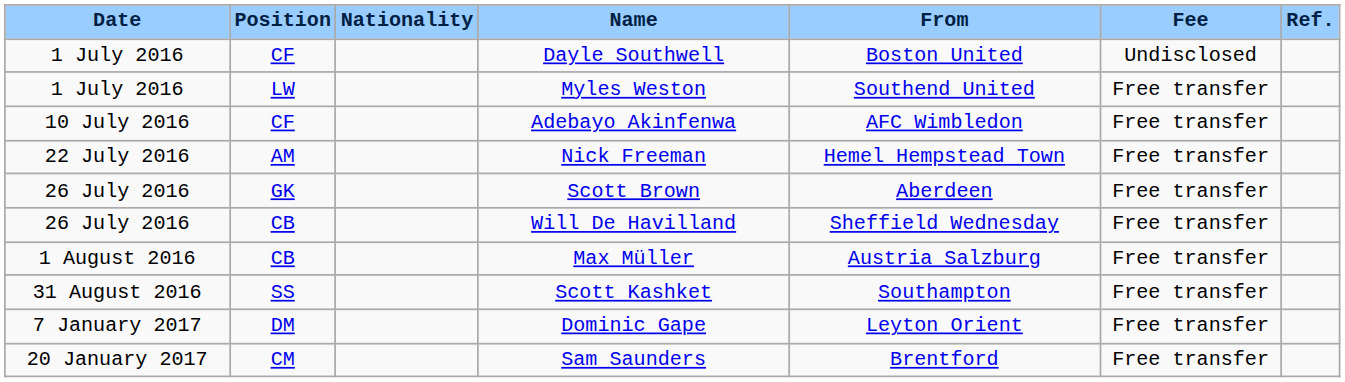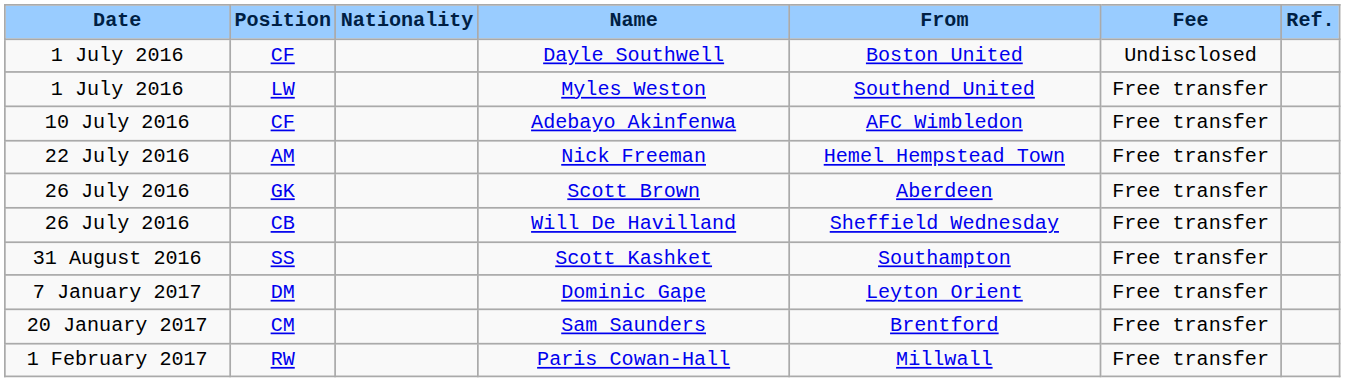- row: (634, 258)
+ row: (634, 360)
